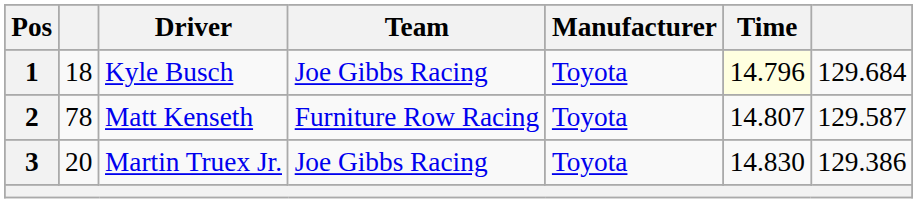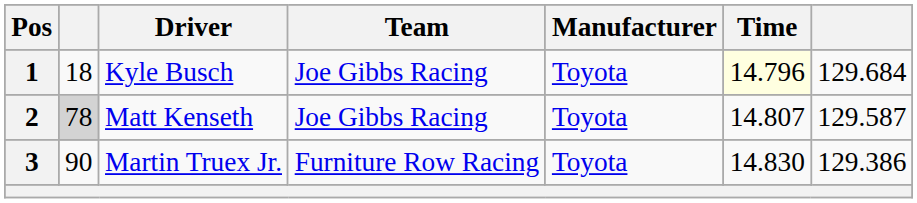(79, 117) no background -> (79, 117) lightgrey background
(417, 117) Furniture Row Racing -> (391, 117) Joe Gibbs Racing
(79, 162) 20 -> (79, 162) 90
(391, 162) Joe Gibbs Racing -> (417, 162) Furniture Row Racing
